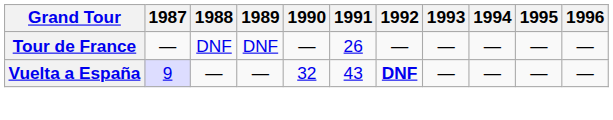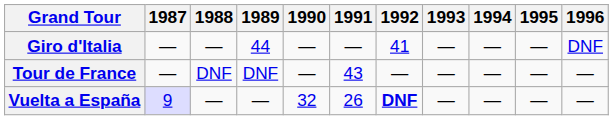+ row: (74, 45)
(353, 45) 26 -> (353, 73) 43
(353, 73) 43 -> (353, 100) 26
